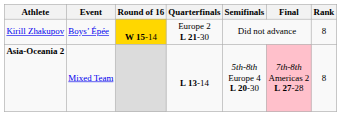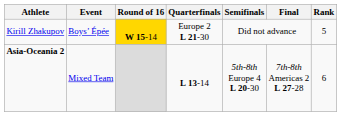(324, 32) 8 -> (324, 32) 5
(289, 78) pink background -> (289, 78) no background
(324, 78) 8 -> (324, 78) 6
